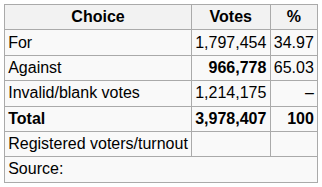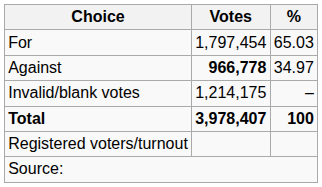(294, 42) 34.97 -> (294, 42) 65.03
(294, 67) 65.03 -> (294, 67) 34.97
